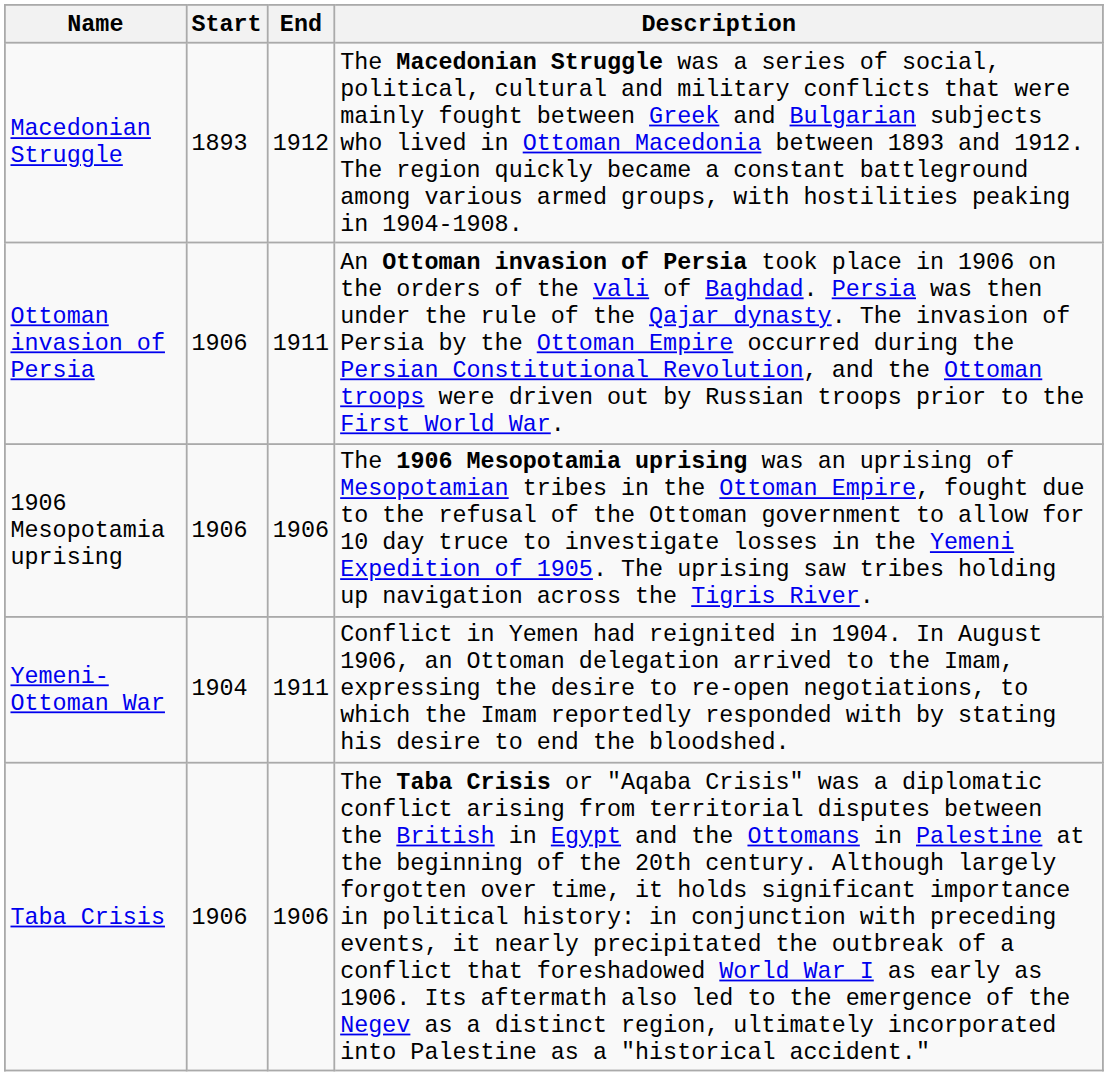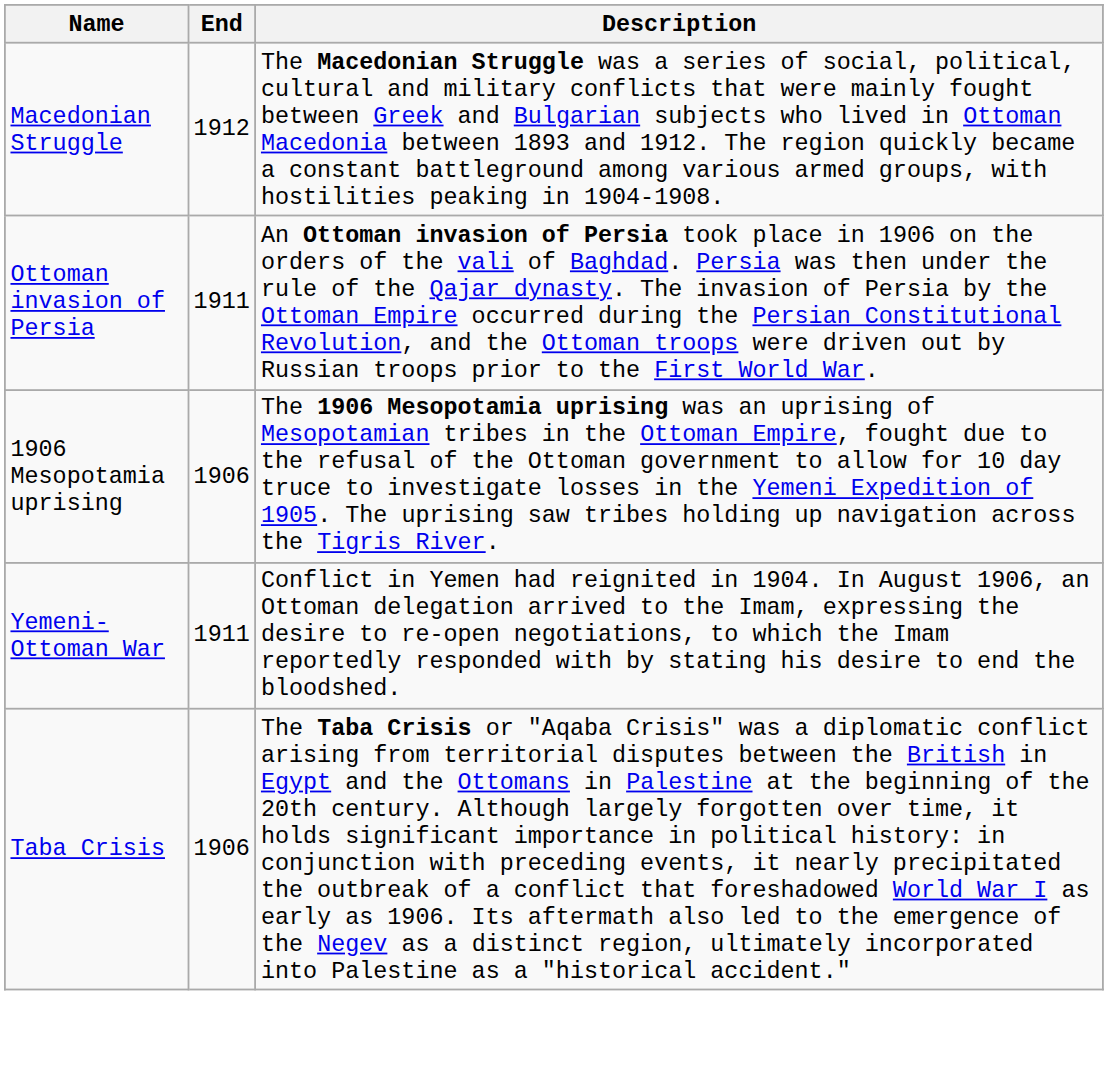- column: (227, 24)
